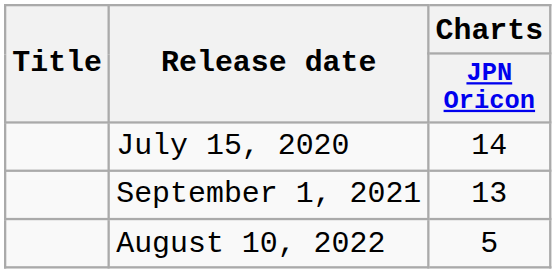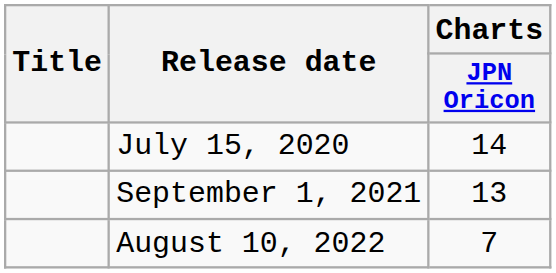(489, 243) 5 -> (489, 243) 7
